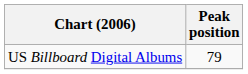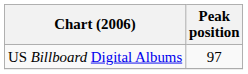(214, 56) 79 -> (214, 56) 97
